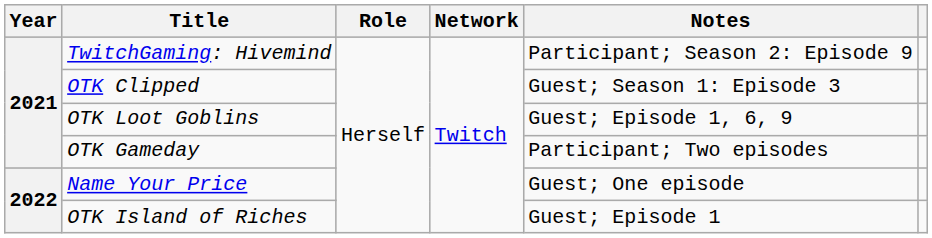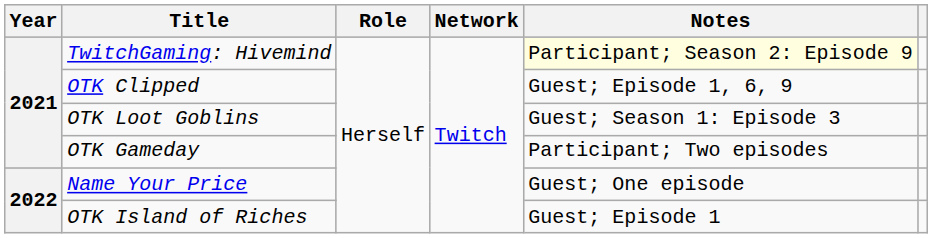(720, 54) no background -> (720, 54) lightyellow background
(684, 86) Guest; Season 1: Episode 3 -> (660, 86) Guest; Episode 1, 6, 9
(660, 119) Guest; Episode 1, 6, 9 -> (684, 119) Guest; Season 1: Episode 3
